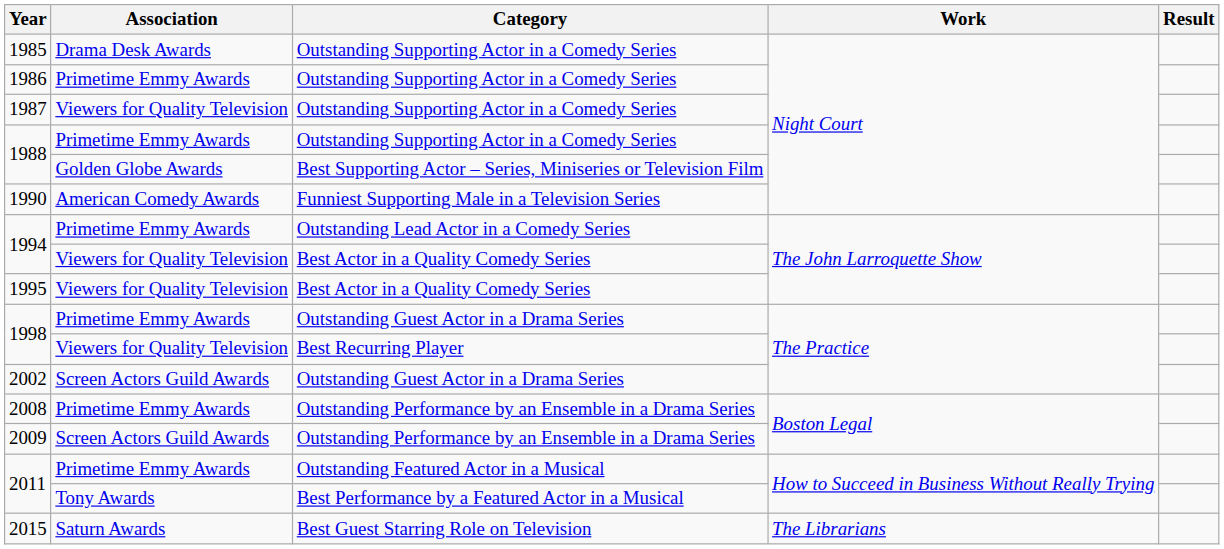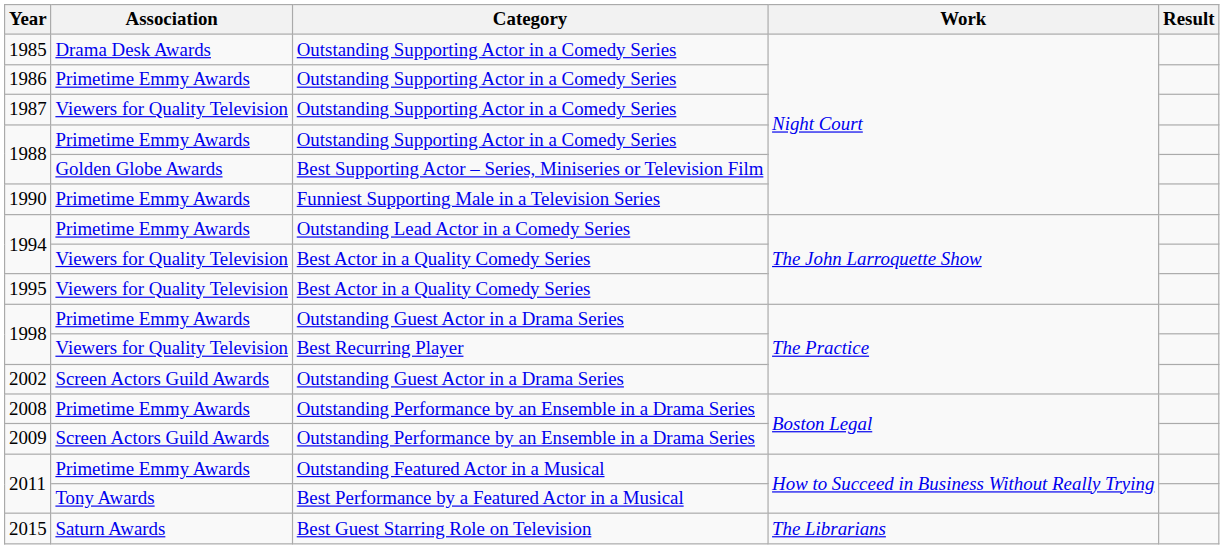(157, 199) American Comedy Awards -> (153, 199) Primetime Emmy Awards
